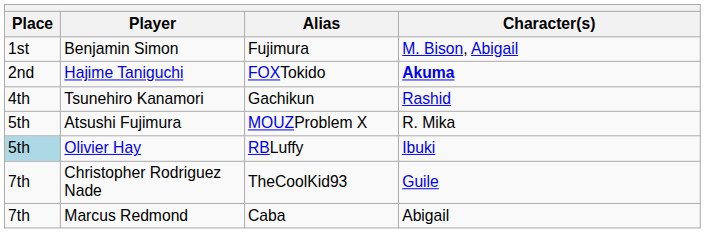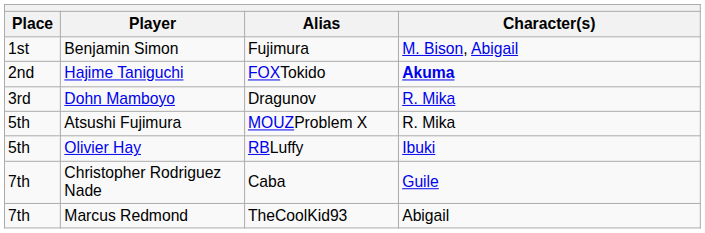+ row: (120, 98)
- row: (134, 98)
(19, 148) lightblue background -> (19, 148) no background
(298, 182) TheCoolKid93 -> (267, 182) Caba
(267, 215) Caba -> (298, 215) TheCoolKid93
